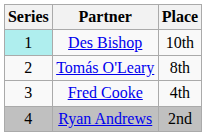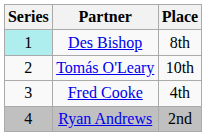(180, 42) 10th -> (180, 42) 8th
(180, 67) 8th -> (180, 67) 10th
